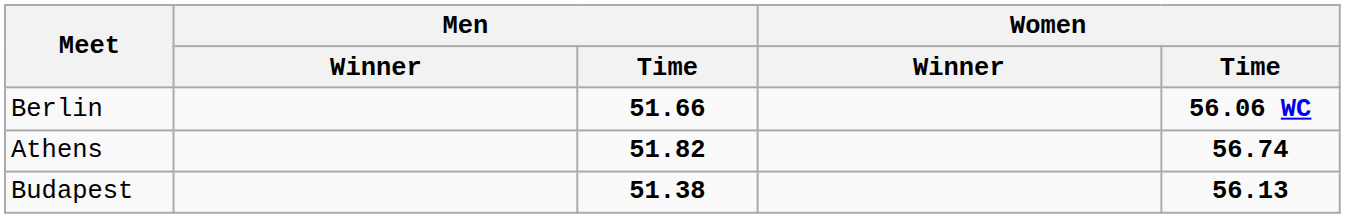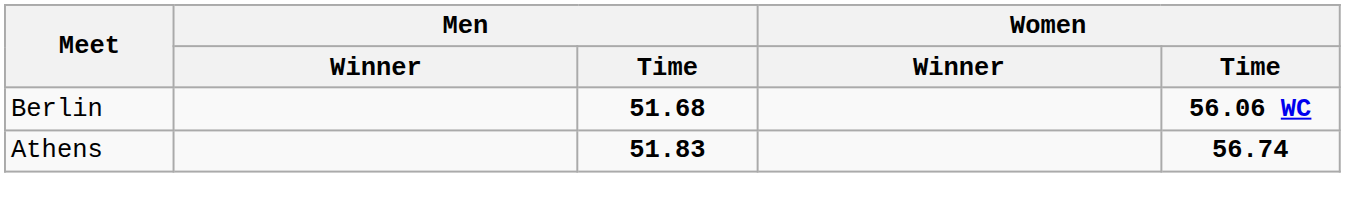(667, 109) 51.66 -> (667, 109) 51.68
(667, 150) 51.82 -> (667, 150) 51.83
- row: (72, 192)
